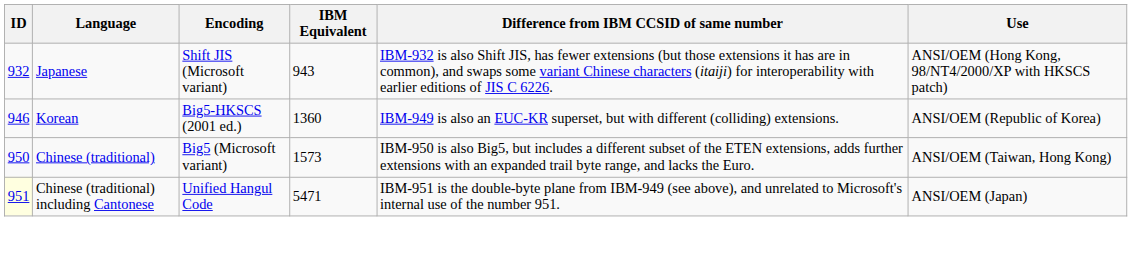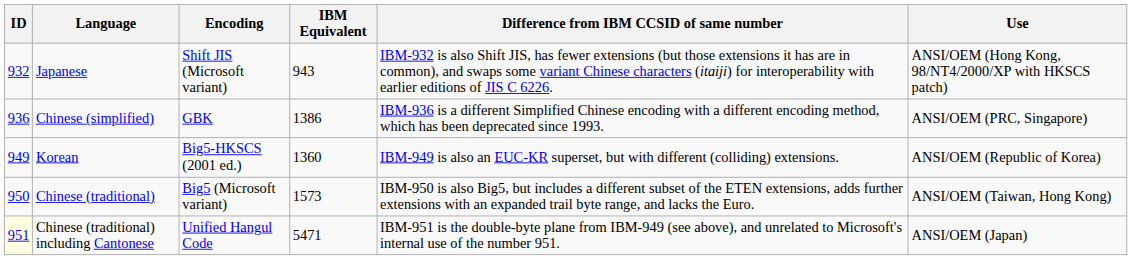+ row: (95, 118)
(19, 118) 946 -> (19, 157) 949
